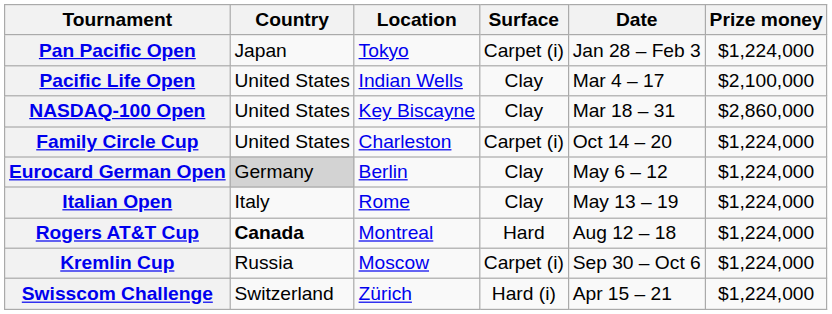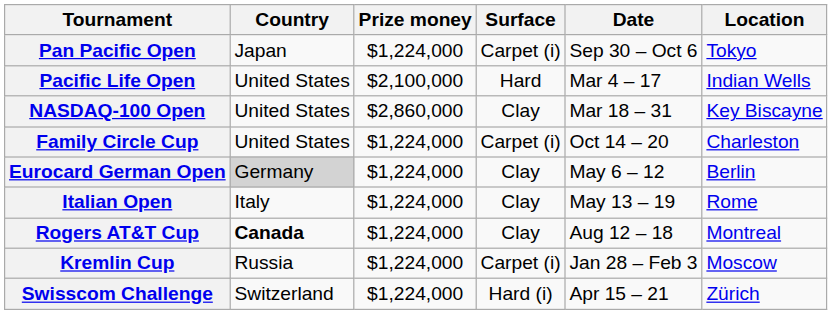columns swapped: (417, 19) <-> (766, 19)
(637, 50) Jan 28 – Feb 3 -> (633, 50) Sep 30 – Oct 6
(524, 80) Clay -> (521, 80) Hard
(524, 232) Hard -> (521, 232) Clay
(637, 263) Sep 30 – Oct 6 -> (633, 263) Jan 28 – Feb 3
